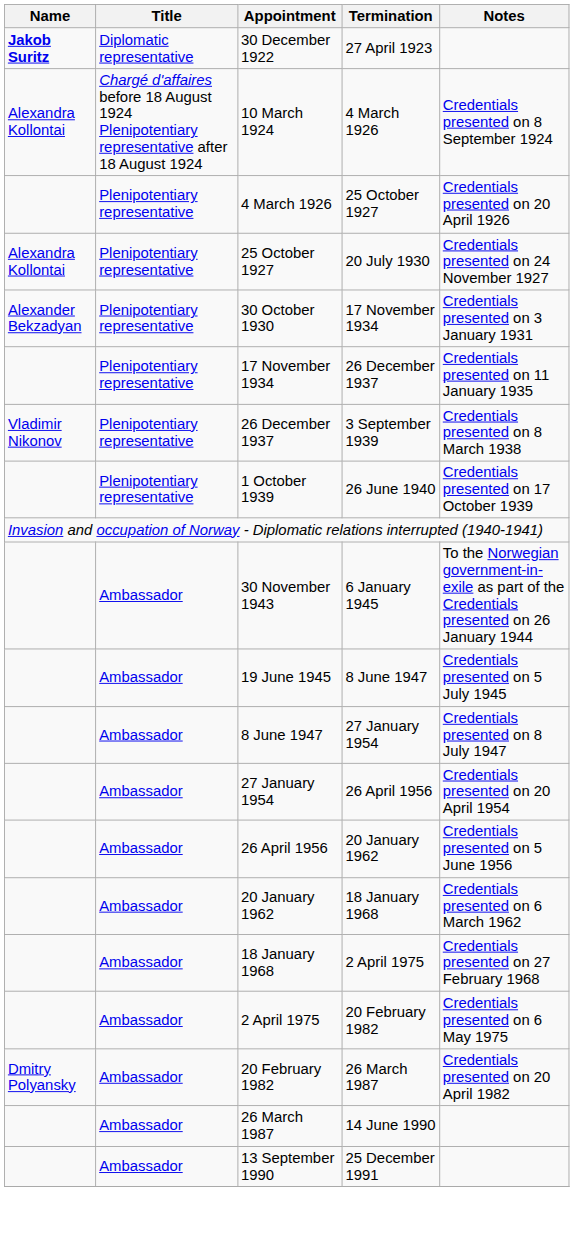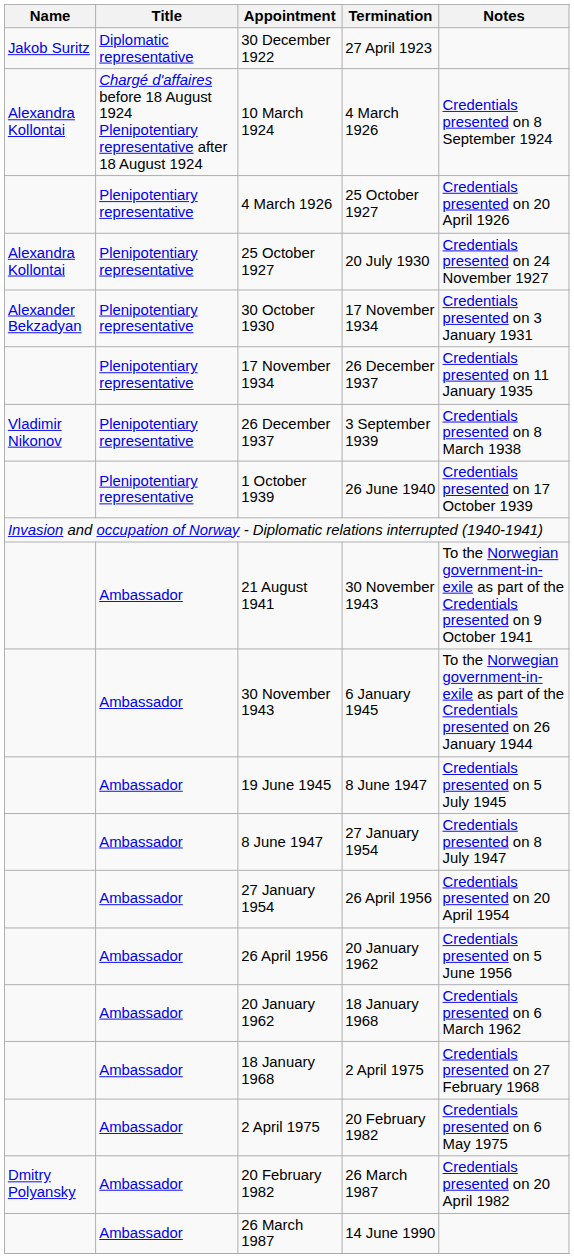(29, 48) bold -> (49, 48) normal
+ row: (274, 595)
- row: (288, 1166)
